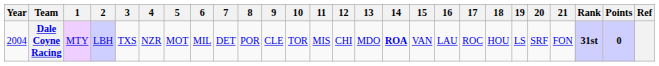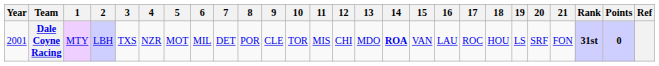(17, 41) 2004 -> (17, 41) 2001
